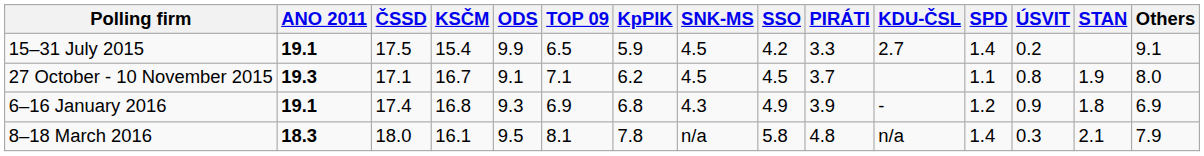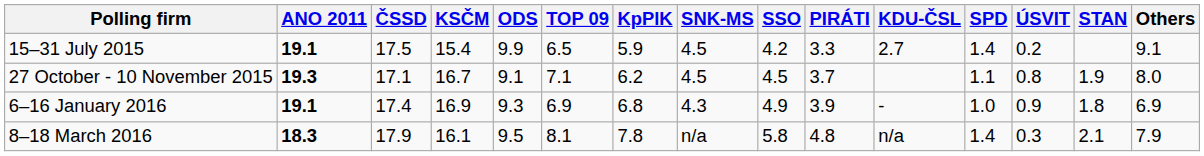(453, 106) 16.8 -> (453, 106) 16.9
(982, 106) 1.2 -> (982, 106) 1.0
(393, 135) 18.0 -> (393, 135) 17.9
